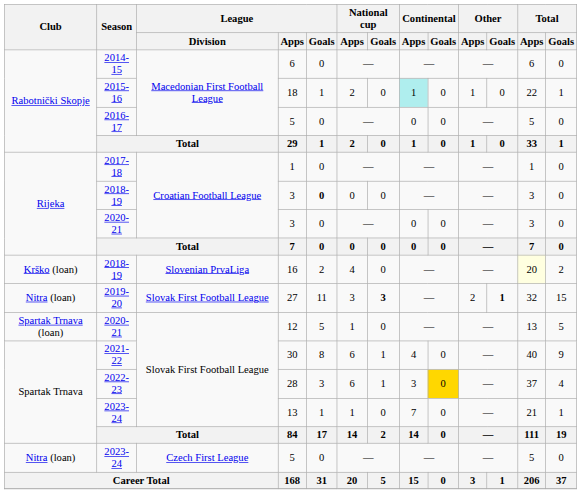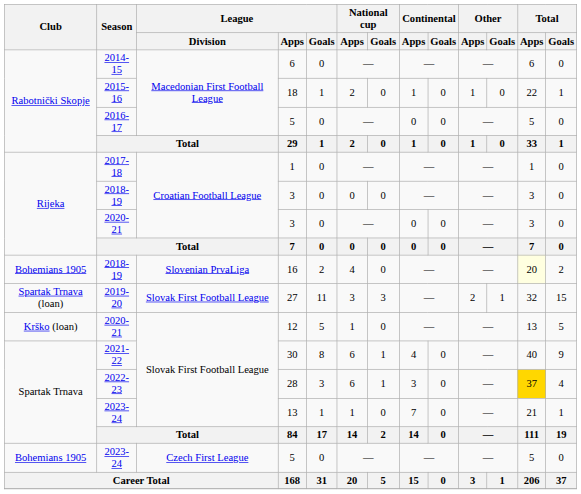(414, 92) paleturquoise background -> (414, 92) no background
(322, 195) bold -> (322, 195) normal
(51, 269) Krško (loan) -> (51, 269) Bohemians 1905
(51, 298) Nitra (loan) -> (51, 298) Spartak Trnava (loan)
(383, 298) bold -> (383, 298) normal
(502, 298) bold -> (502, 298) normal
(51, 326) Spartak Trnava (loan) -> (51, 326) Krško (loan)
(443, 383) gold background -> (443, 383) no background
(532, 383) no background -> (532, 383) gold background
(51, 457) Nitra (loan) -> (51, 457) Bohemians 1905
